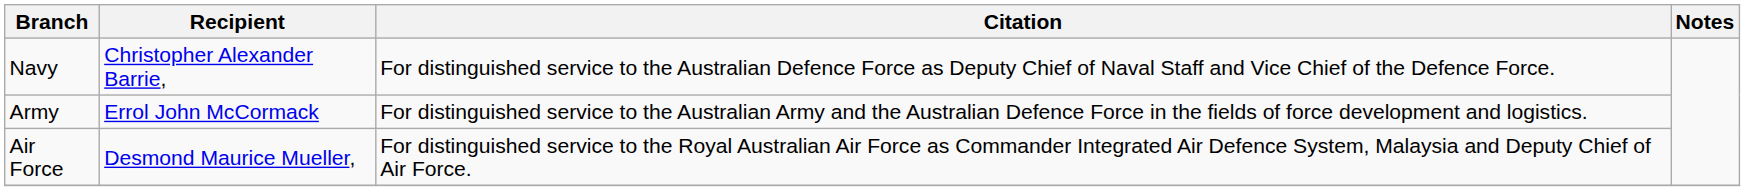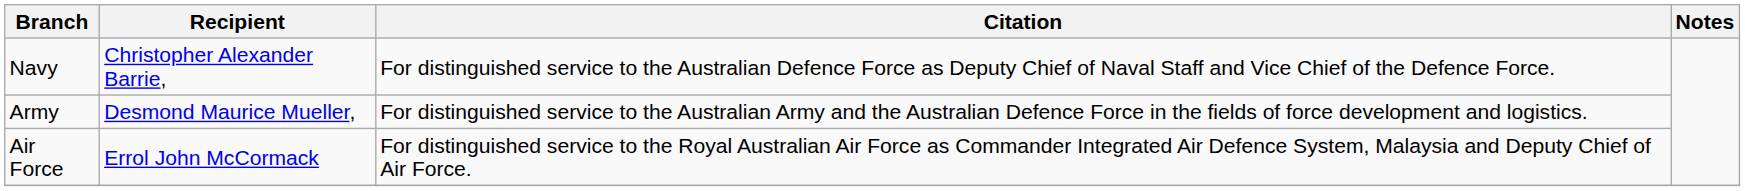(212, 112) Errol John McCormack -> (230, 112) Desmond Maurice Mueller,
(230, 157) Desmond Maurice Mueller, -> (212, 157) Errol John McCormack
